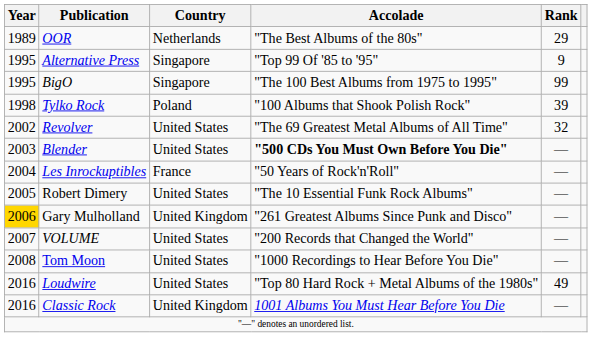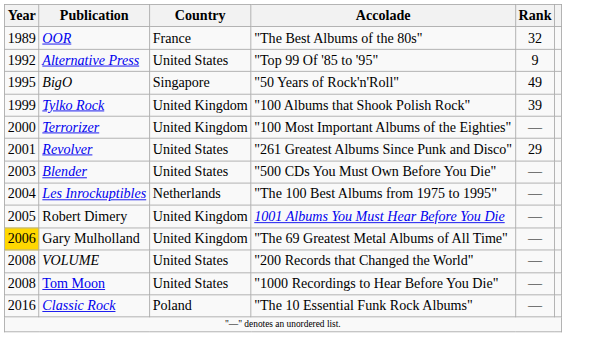(187, 37) Netherlands -> (172, 37) France
(561, 37) 29 -> (535, 37) 32
(22, 60) 1995 -> (22, 60) 1992
(181, 60) Singapore -> (190, 60) United States
(376, 82) "The 100 Best Albums from 1975 to 1995" -> (327, 82) "50 Years of Rock'n'Roll"
(561, 82) 99 -> (535, 82) 49
(22, 104) 1998 -> (22, 104) 1999
(172, 104) Poland -> (200, 104) United Kingdom
+ row: (71, 127)
(22, 127) 2002 -> (22, 149) 2001
(381, 127) "The 69 Greatest Metal Albums of All Time" -> (383, 149) "261 Greatest Albums Since Punk and Disco"
(561, 127) 32 -> (535, 149) 29
(381, 149) bold -> (375, 171) normal
(172, 171) France -> (187, 194) Netherlands
(327, 171) "50 Years of Rock'n'Roll" -> (376, 194) "The 100 Best Albums from 1975 to 1995"
(190, 194) United States -> (200, 216) United Kingdom
(363, 194) "The 10 Essential Funk Rock Albums" -> (379, 216) 1001 Albums You Must Hear Before You Die
(383, 216) "261 Greatest Albums Since Punk and Disco" -> (381, 238) "The 69 Greatest Metal Albums of All Time"
(22, 238) 2007 -> (22, 261) 2008
- row: (69, 283)
(200, 305) United Kingdom -> (172, 305) Poland
(379, 305) 1001 Albums You Must Hear Before You Die -> (363, 305) "The 10 Essential Funk Rock Albums"
